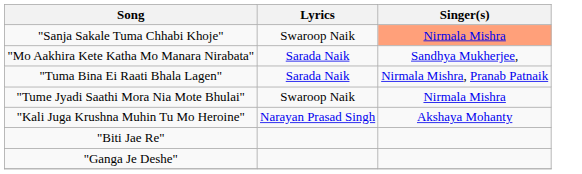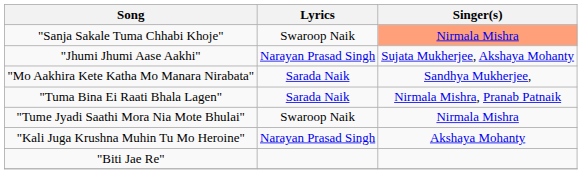+ row: (131, 55)
- row: (131, 158)
